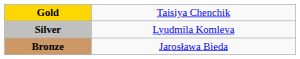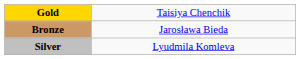rows swapped: (48, 29) <-> (48, 46)
